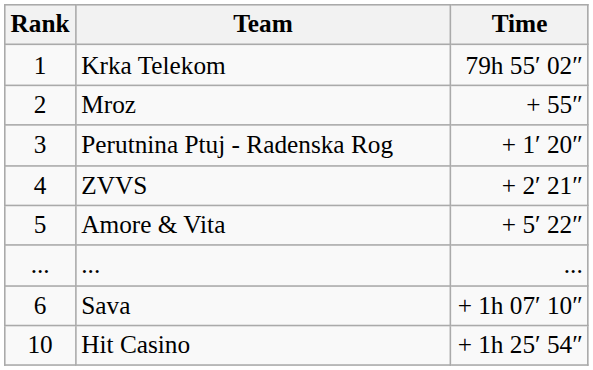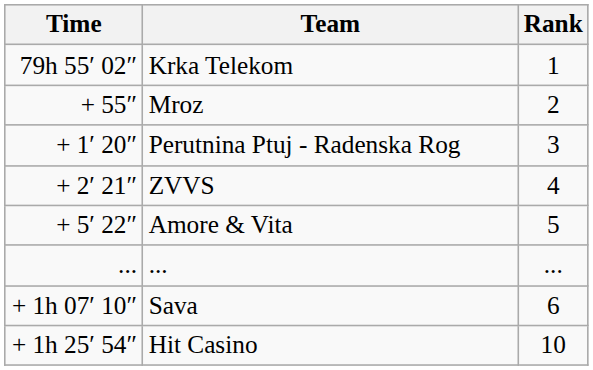columns swapped: (40, 24) <-> (520, 24)
